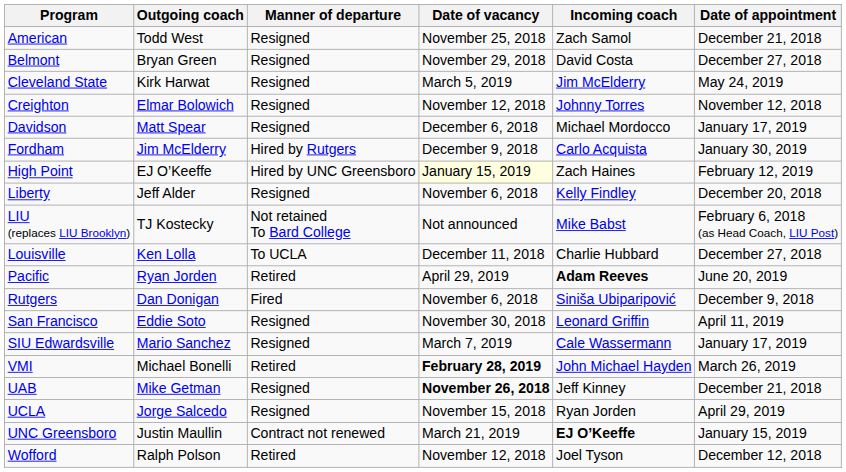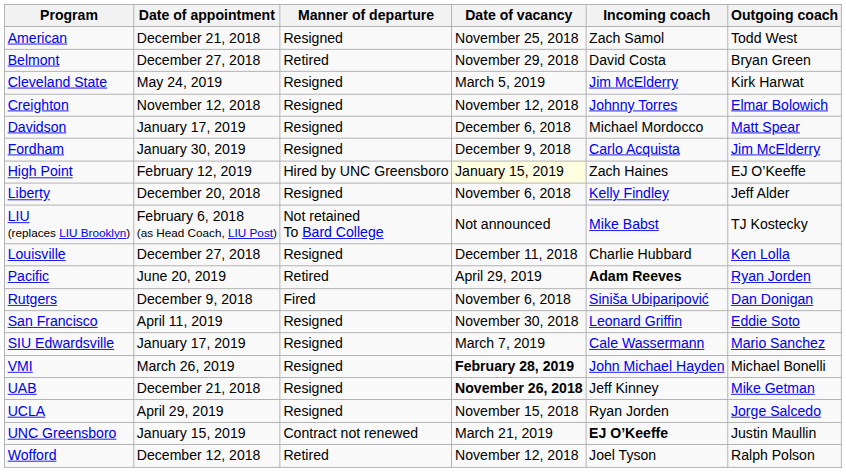columns swapped: (190, 15) <-> (768, 15)
(280, 60) Resigned -> (306, 60) Retired
(303, 149) Hired by Rutgers -> (313, 149) Resigned
(279, 254) To UCLA -> (313, 254) Resigned
(273, 366) Retired -> (313, 366) Resigned
